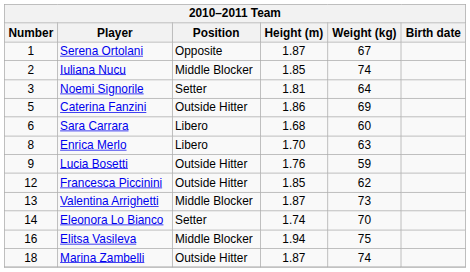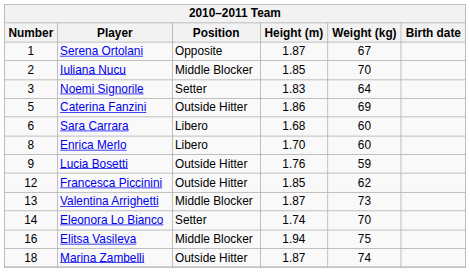(364, 70) 74 -> (364, 70) 70
(294, 88) 1.81 -> (294, 88) 1.83
(364, 145) 63 -> (364, 145) 60
